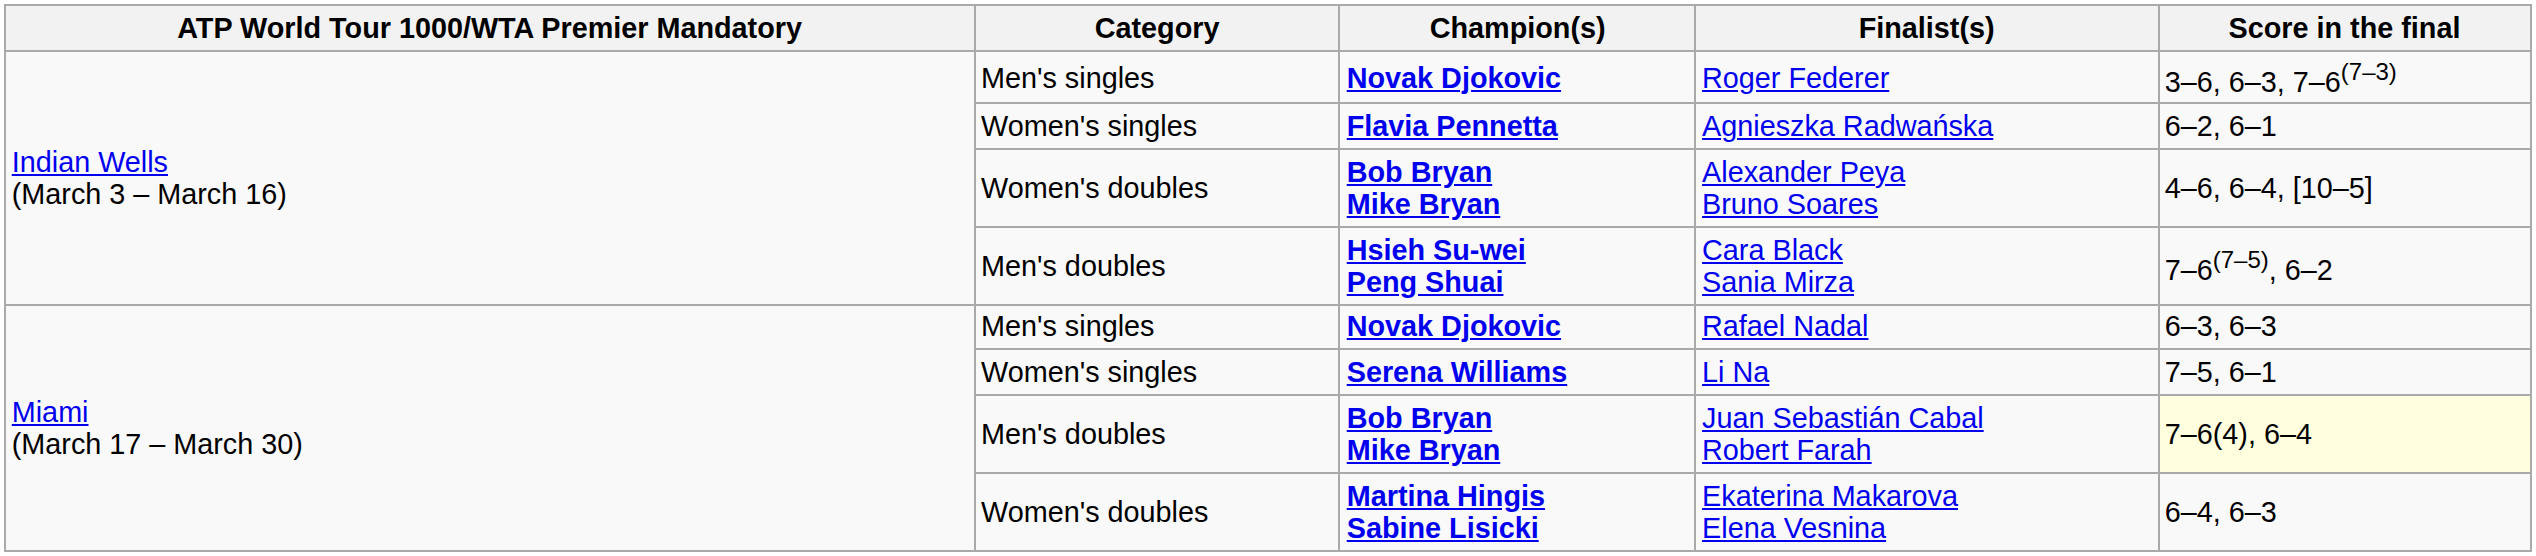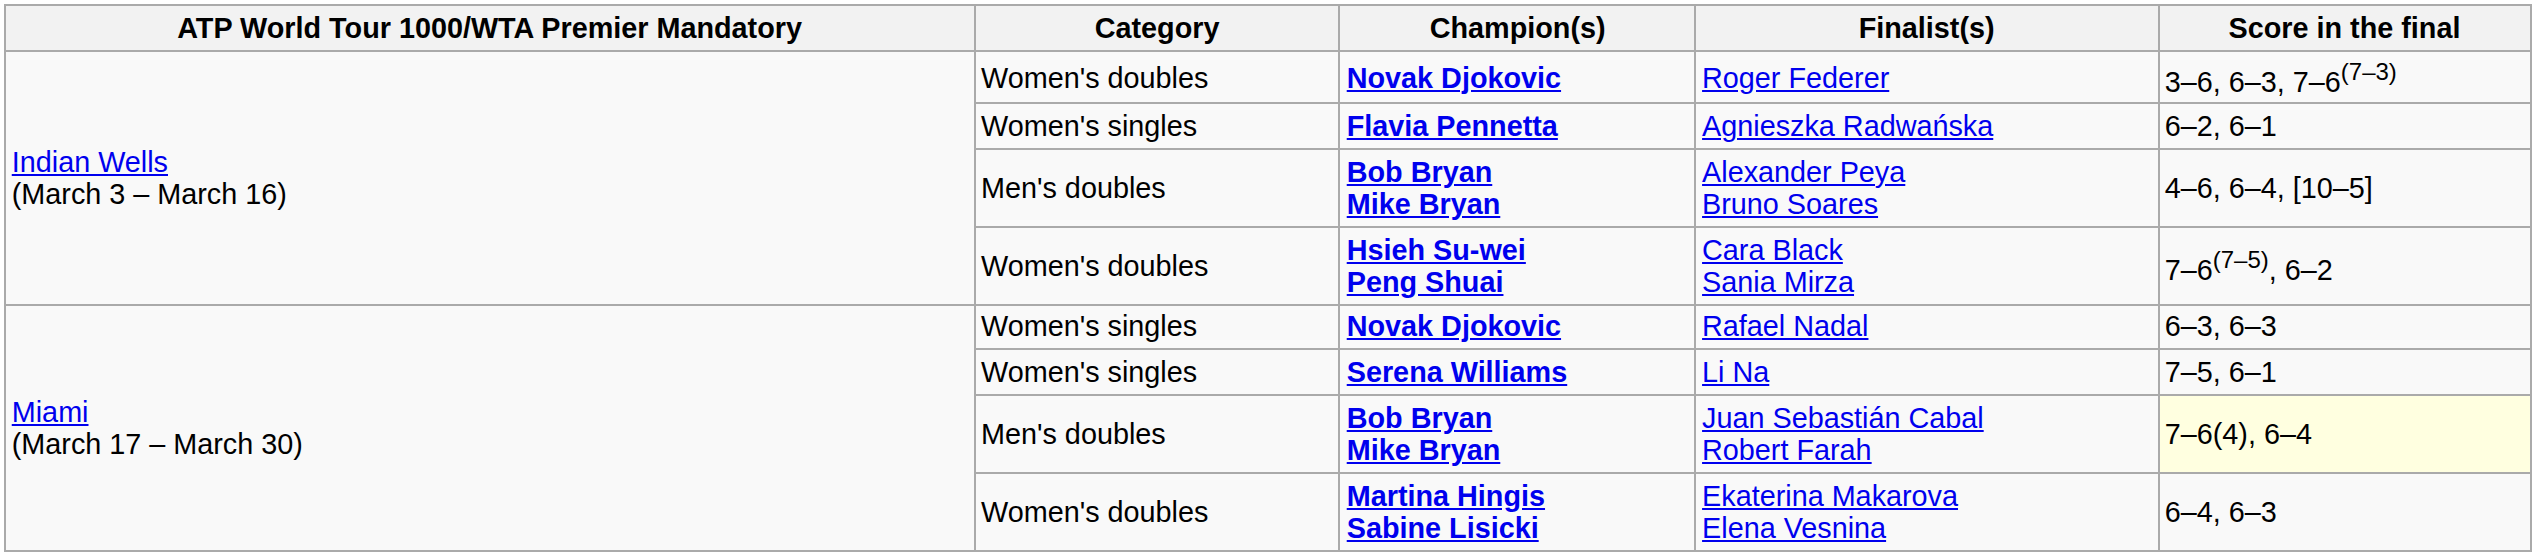(1068, 77) Men's singles -> (1095, 77) Women's doubles
(1095, 188) Women's doubles -> (1073, 188) Men's doubles
(1073, 266) Men's doubles -> (1095, 266) Women's doubles
(1068, 327) Men's singles -> (1089, 327) Women's singles
